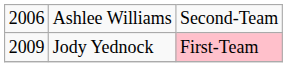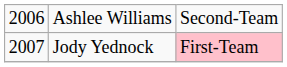(27, 47) 2009 -> (27, 47) 2007
